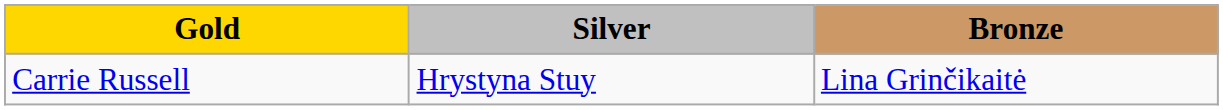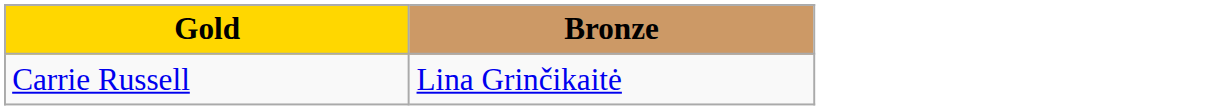- column: (612, 29)
